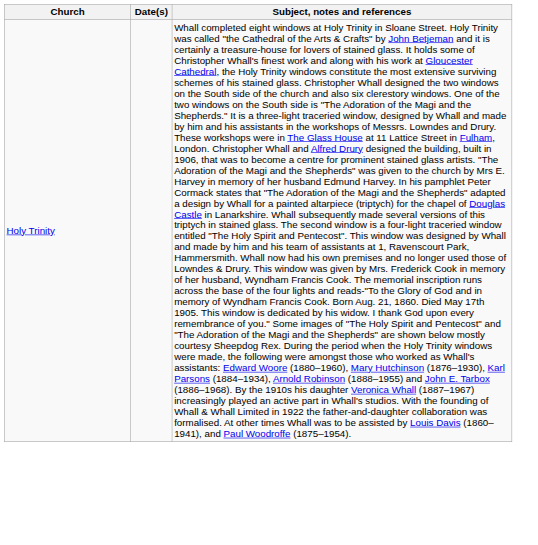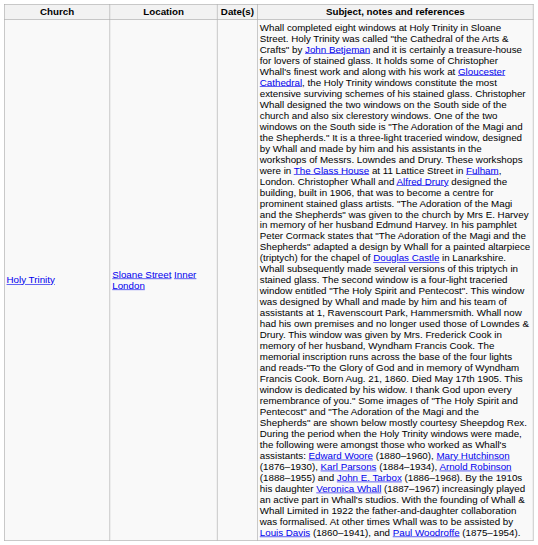+ column: (164, 12)
